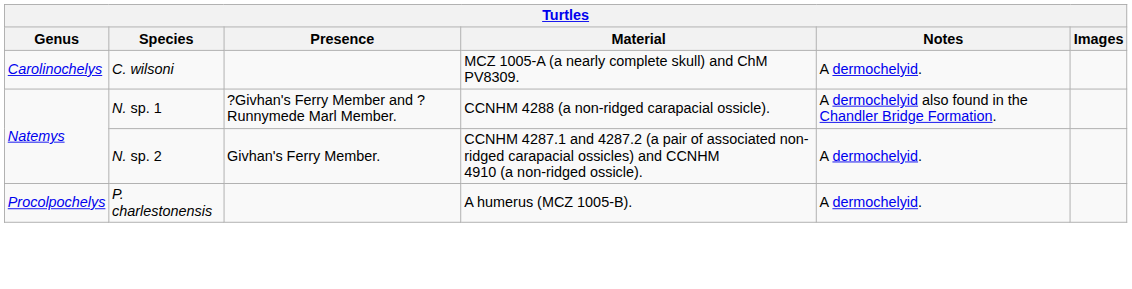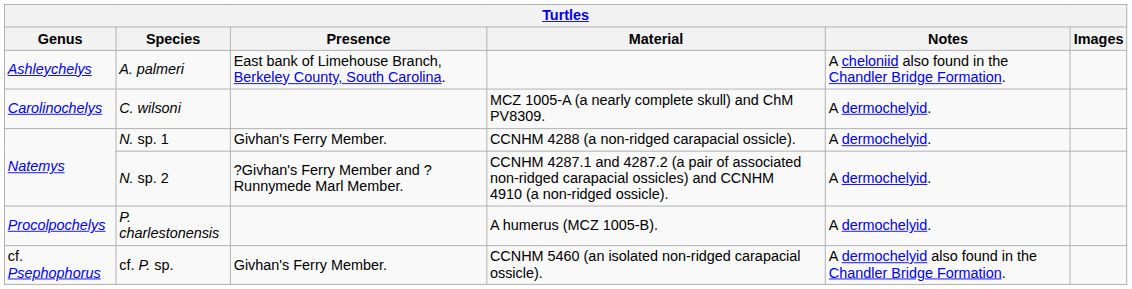+ row: (152, 69)
(326, 108) ?Givhan's Ferry Member and ?Runnymede Marl Member. -> (310, 139) Givhan's Ferry Member.
(924, 108) A dermochelyid also found in the Chandler Bridge Formation. -> (880, 139) A dermochelyid.
(304, 155) Givhan's Ferry Member. -> (333, 178) ?Givhan's Ferry Member and ?Runnymede Marl Member.
+ row: (146, 264)
